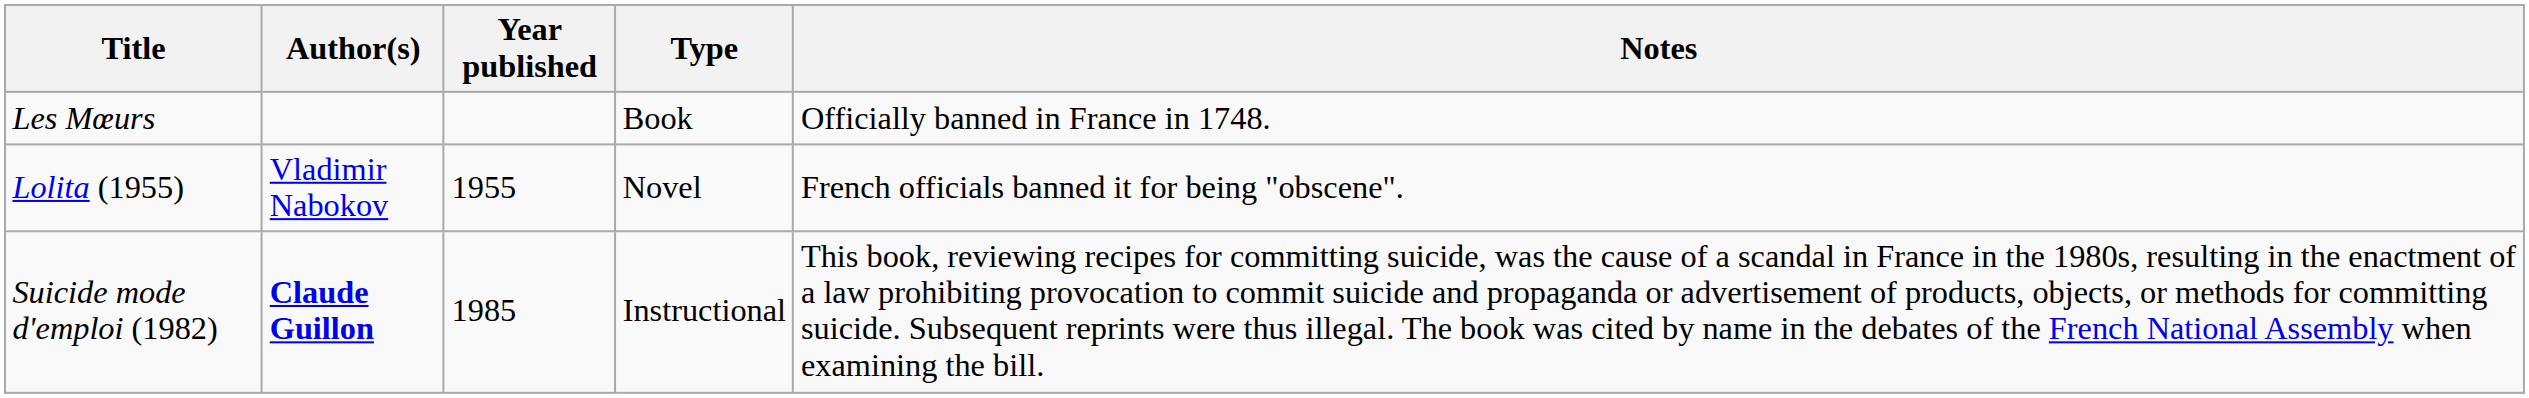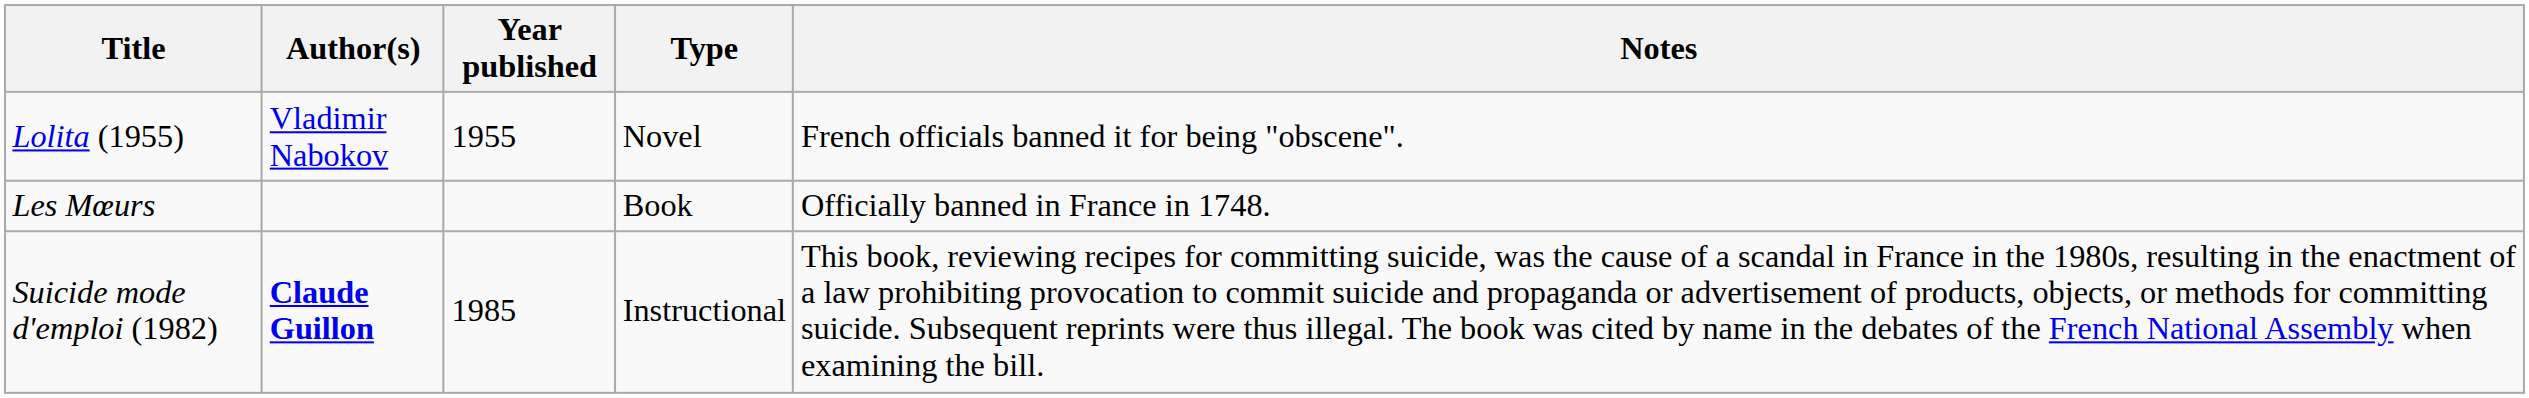rows swapped: (84, 117) <-> (98, 187)
